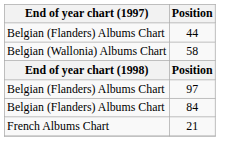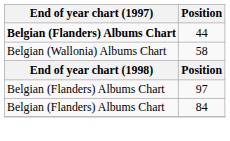(86, 32) normal -> (91, 32) bold
- row: (192, 126)
